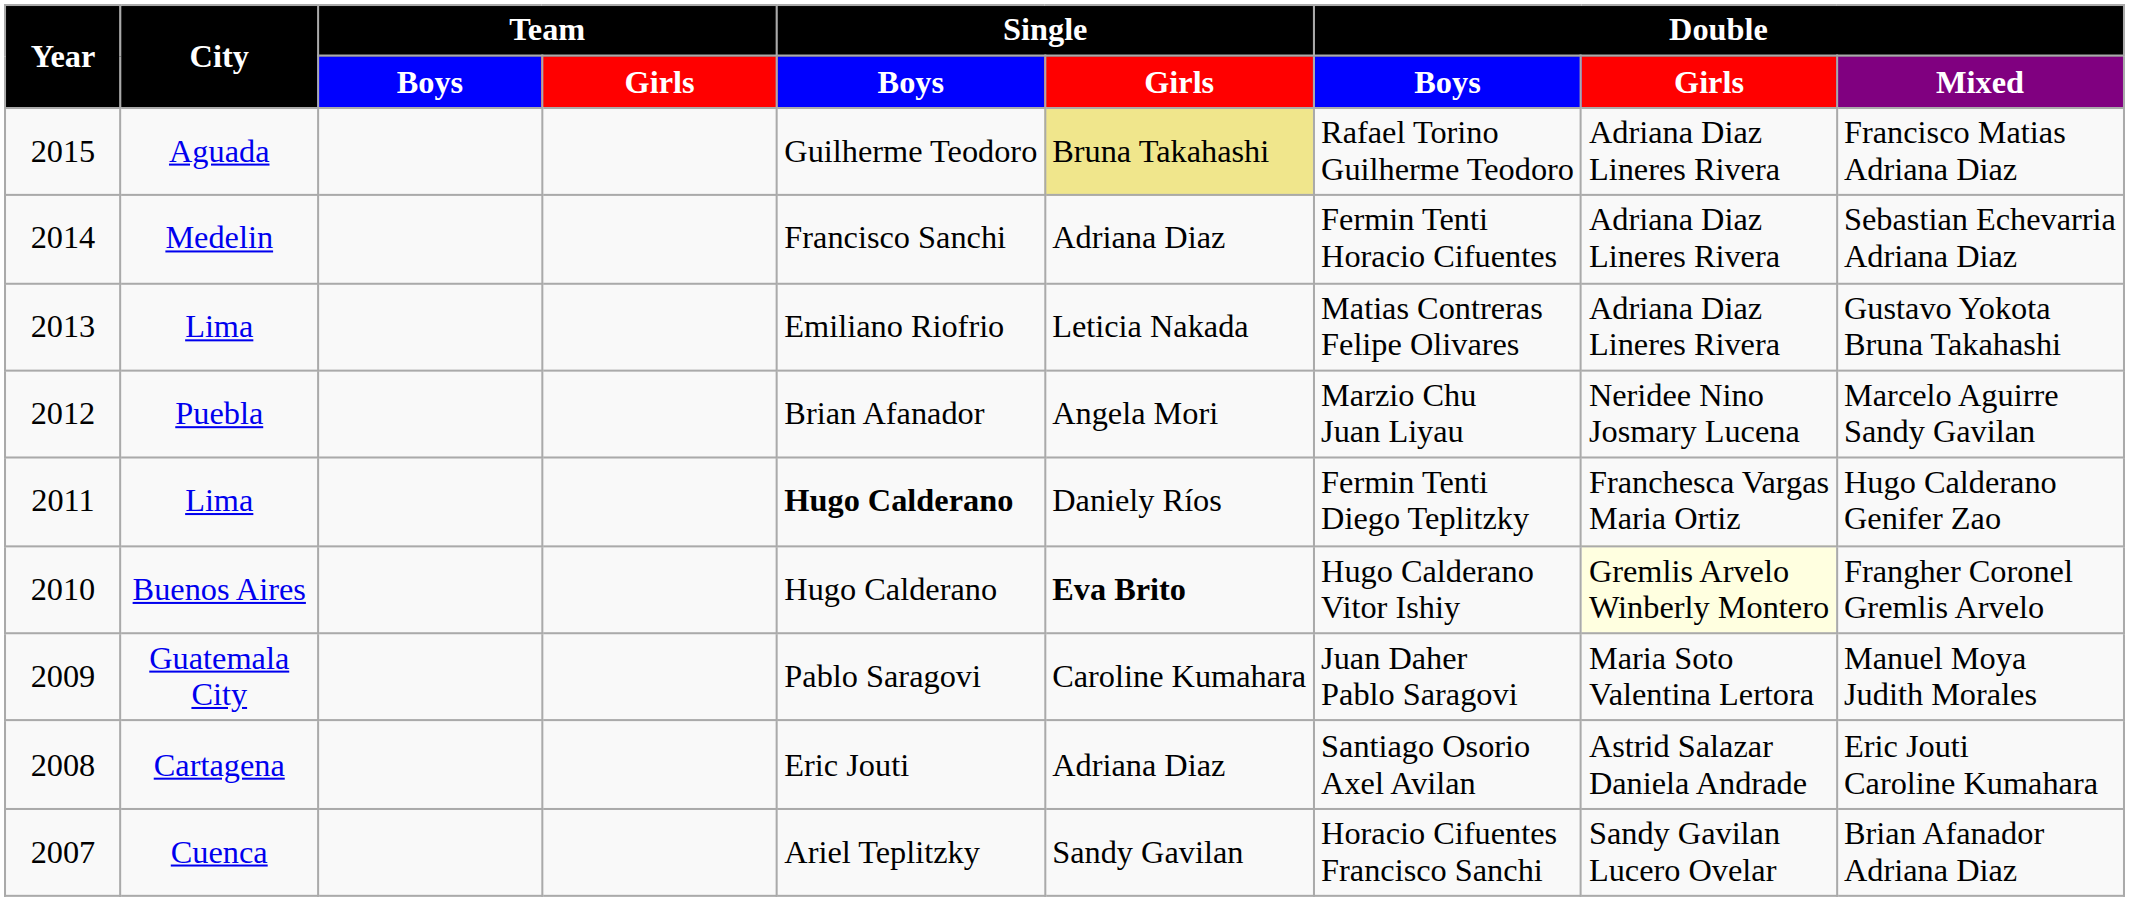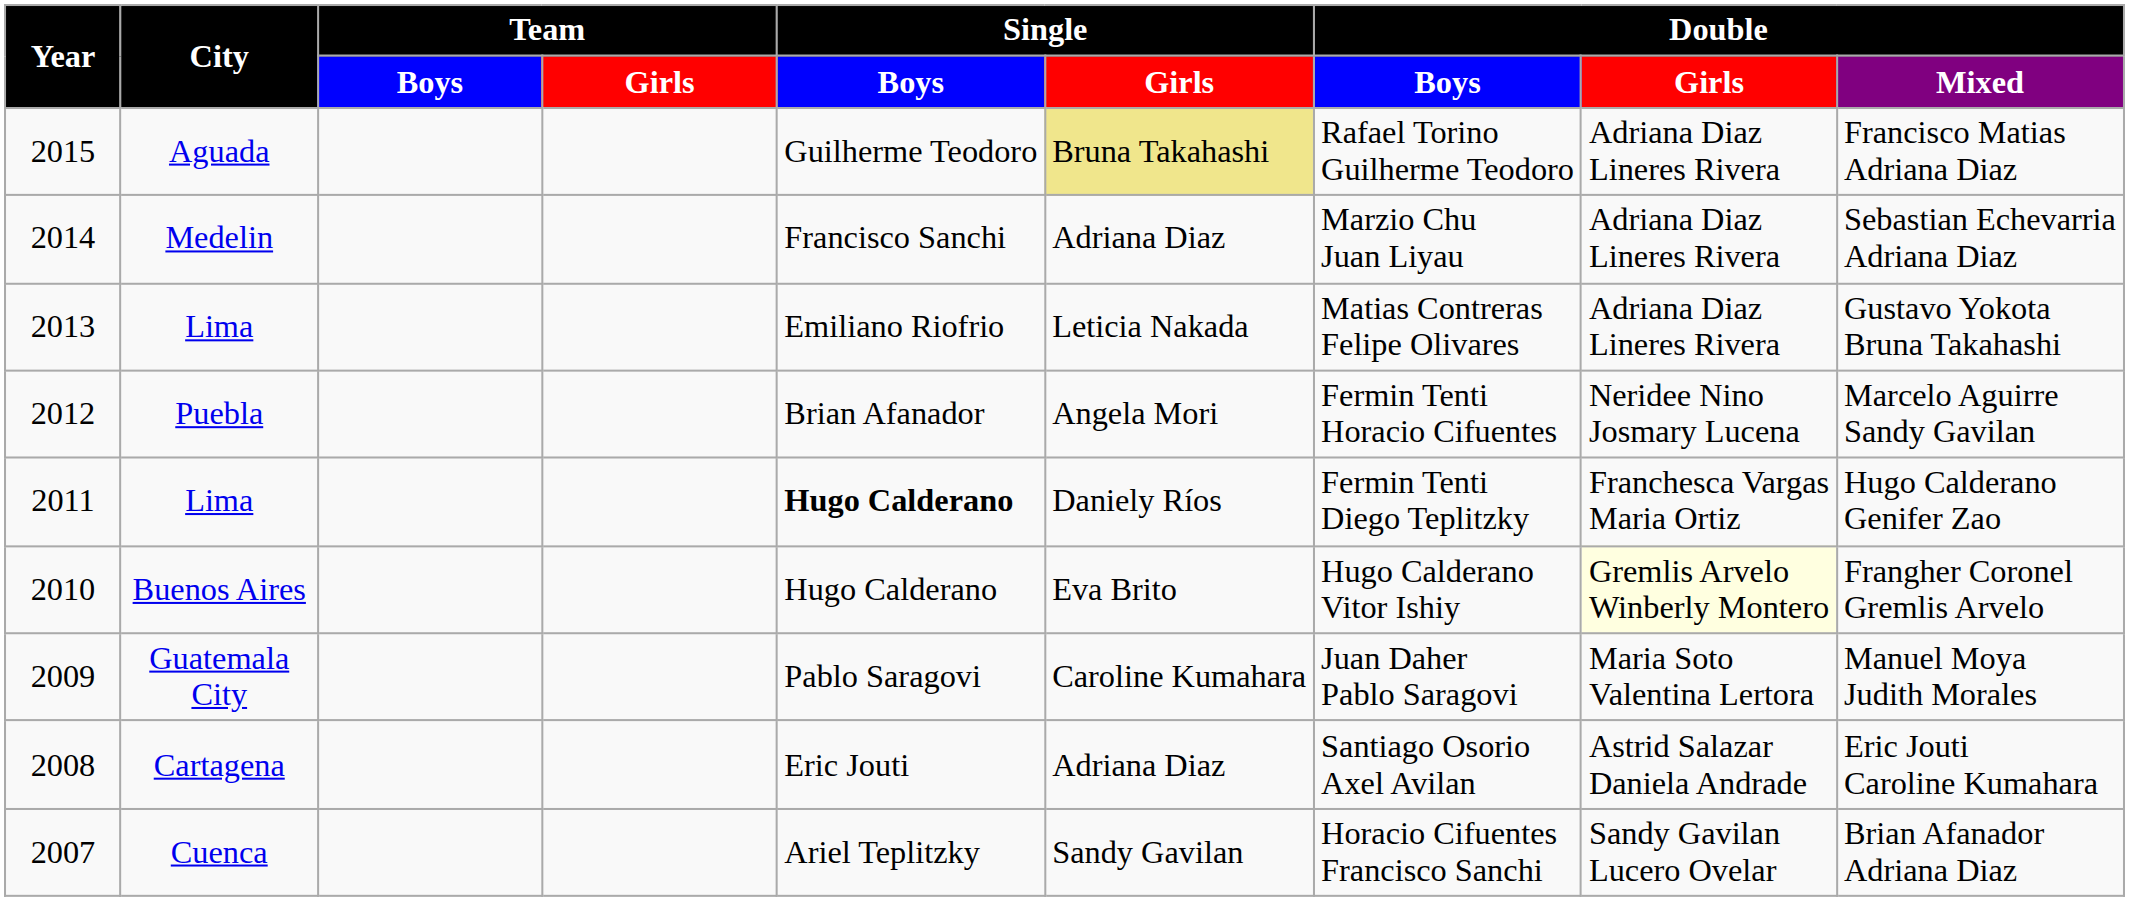(1439, 238) Fermin Tenti Horacio Cifuentes -> (1399, 238) Marzio Chu Juan Liyau
(1399, 413) Marzio Chu Juan Liyau -> (1439, 413) Fermin Tenti Horacio Cifuentes
(1119, 588) bold -> (1115, 588) normal
